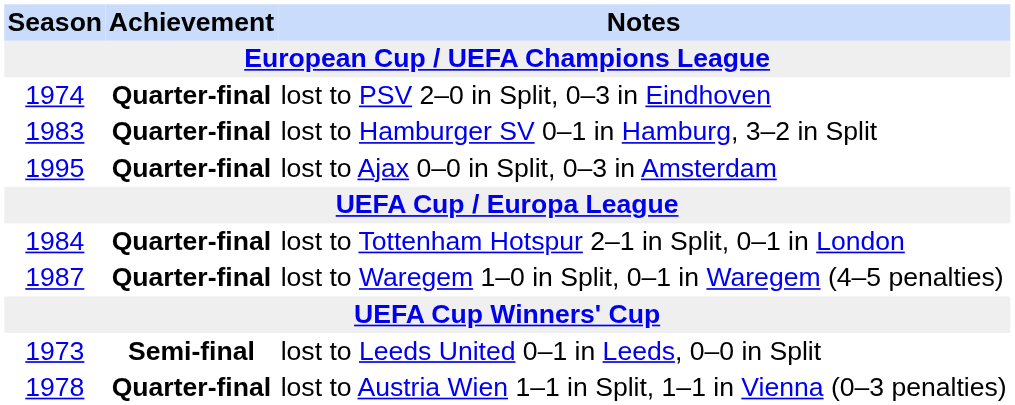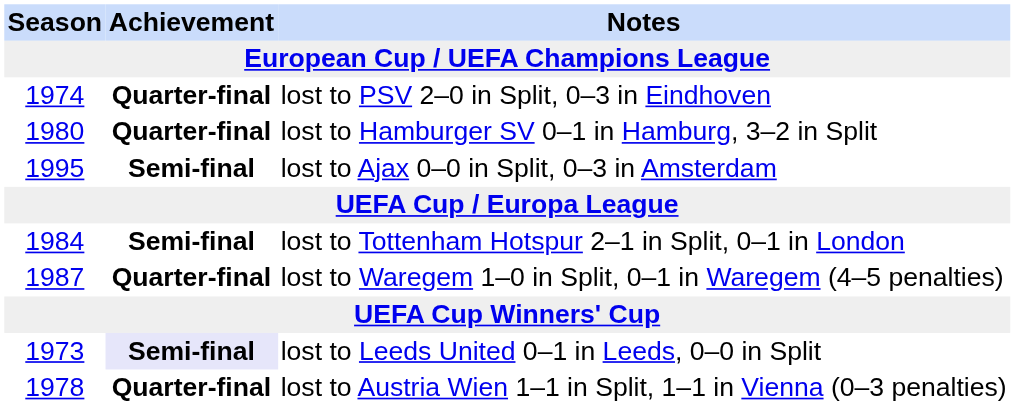(55, 131) 1983 -> (55, 131) 1980
(191, 168) Quarter-final -> (191, 168) Semi-final
(191, 241) Quarter-final -> (191, 241) Semi-final
(191, 350) no background -> (191, 350) lavender background
